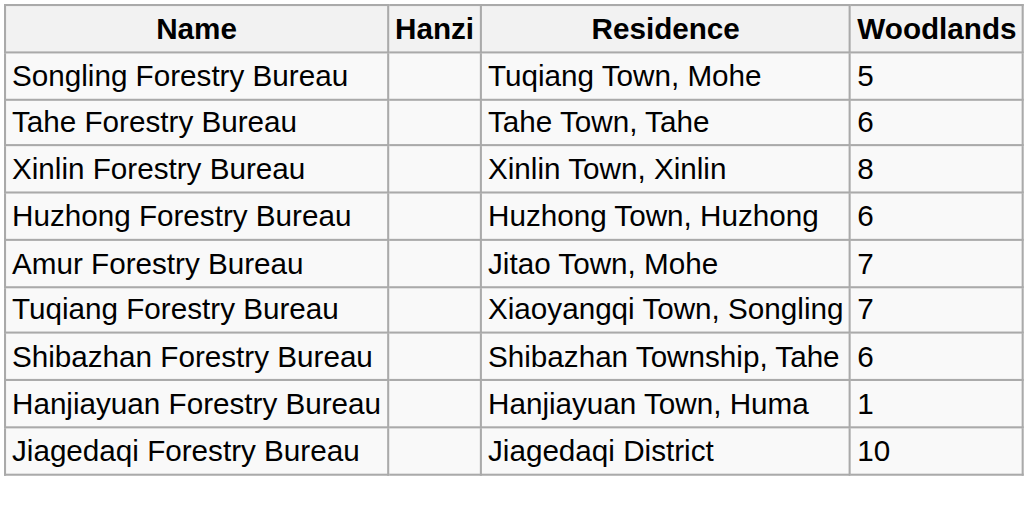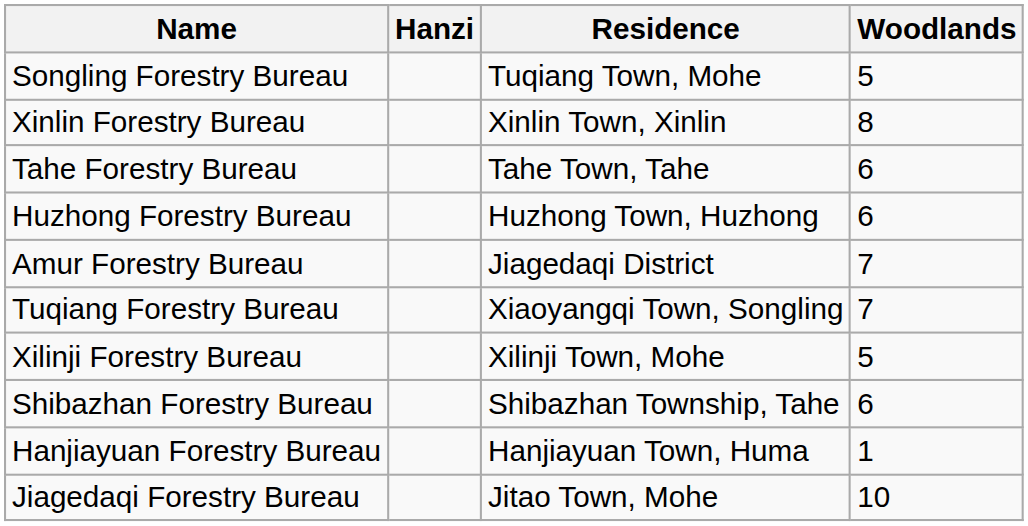rows swapped: (159, 169) <-> (155, 123)
(603, 263) Jitao Town, Mohe -> (601, 263) Jiagedaqi District
+ row: (157, 357)
(601, 451) Jiagedaqi District -> (603, 498) Jitao Town, Mohe
